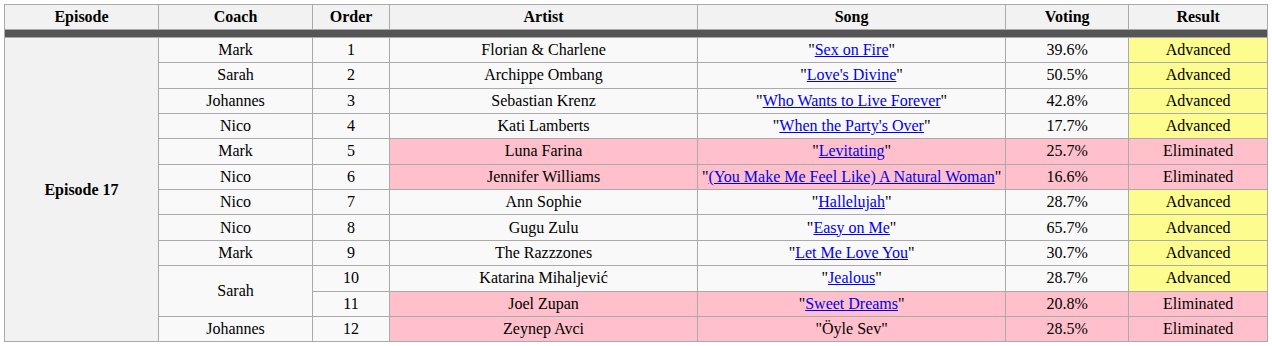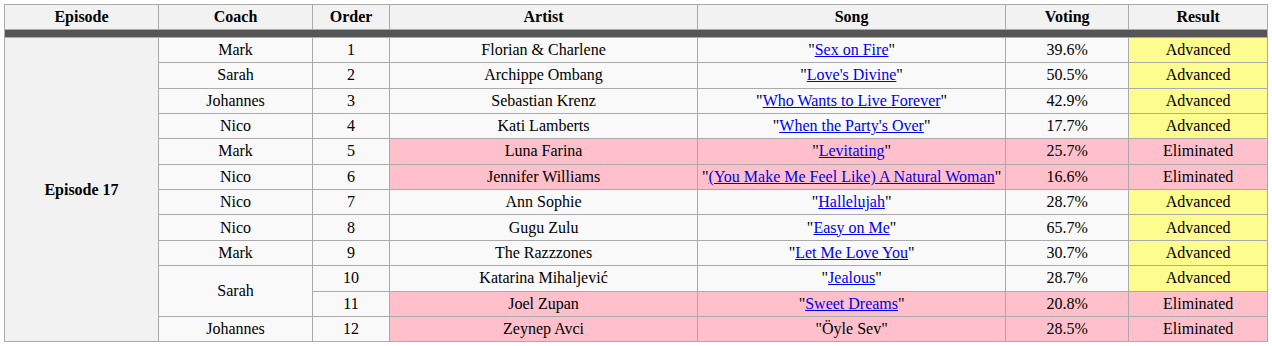(1067, 100) 42.8% -> (1067, 100) 42.9%
